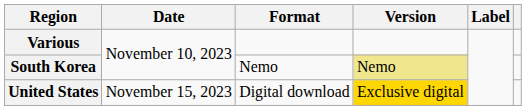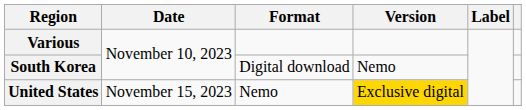(259, 67) Nemo -> (294, 67) Digital download
(376, 67) khaki background -> (376, 67) no background
(294, 92) Digital download -> (259, 92) Nemo
